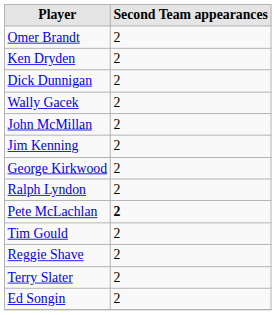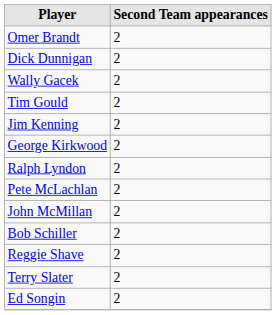- row: (41, 59)
rows swapped: (38, 233) <-> (50, 124)
(117, 211) bold -> (117, 189) normal
+ row: (42, 233)
